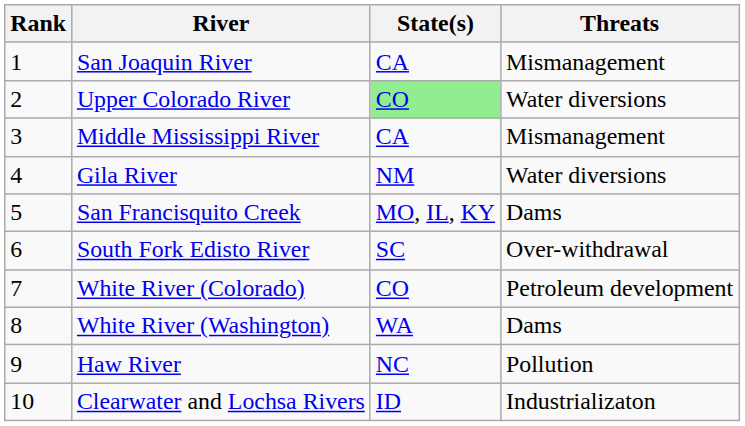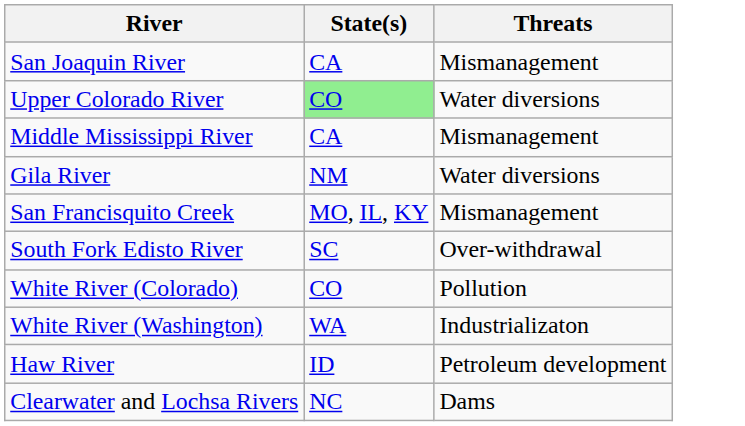- column: (38, 23)
(534, 212) Dams -> (519, 212) Mismanagement
(620, 288) Petroleum development -> (483, 288) Pollution
(534, 325) Dams -> (514, 325) Industrializaton
(392, 363) NC -> (322, 363) ID
(550, 363) Pollution -> (553, 363) Petroleum development
(388, 401) ID -> (326, 401) NC
(581, 401) Industrializaton -> (467, 401) Dams
